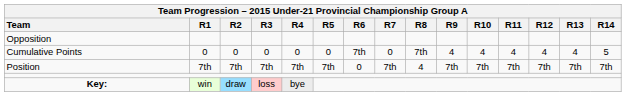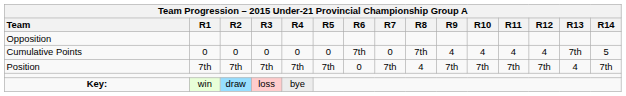(575, 53) 4 -> (575, 53) 7th
(575, 66) 7th -> (575, 66) 4
